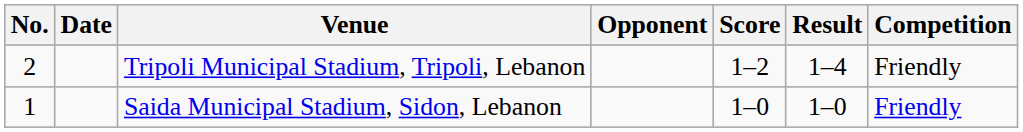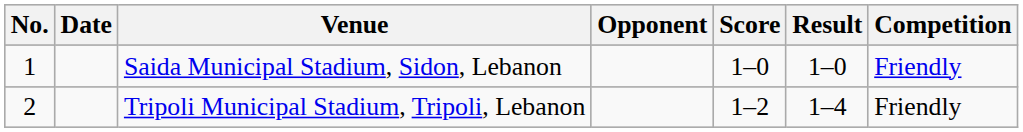rows swapped: (343, 106) <-> (355, 65)
